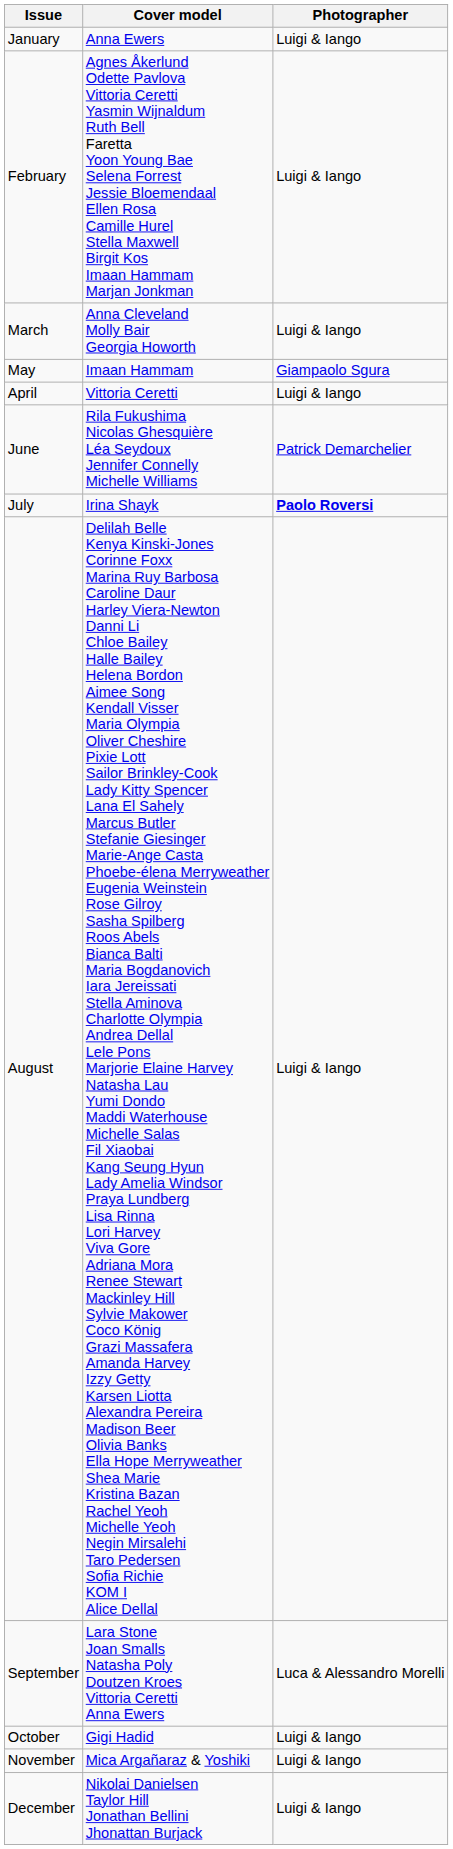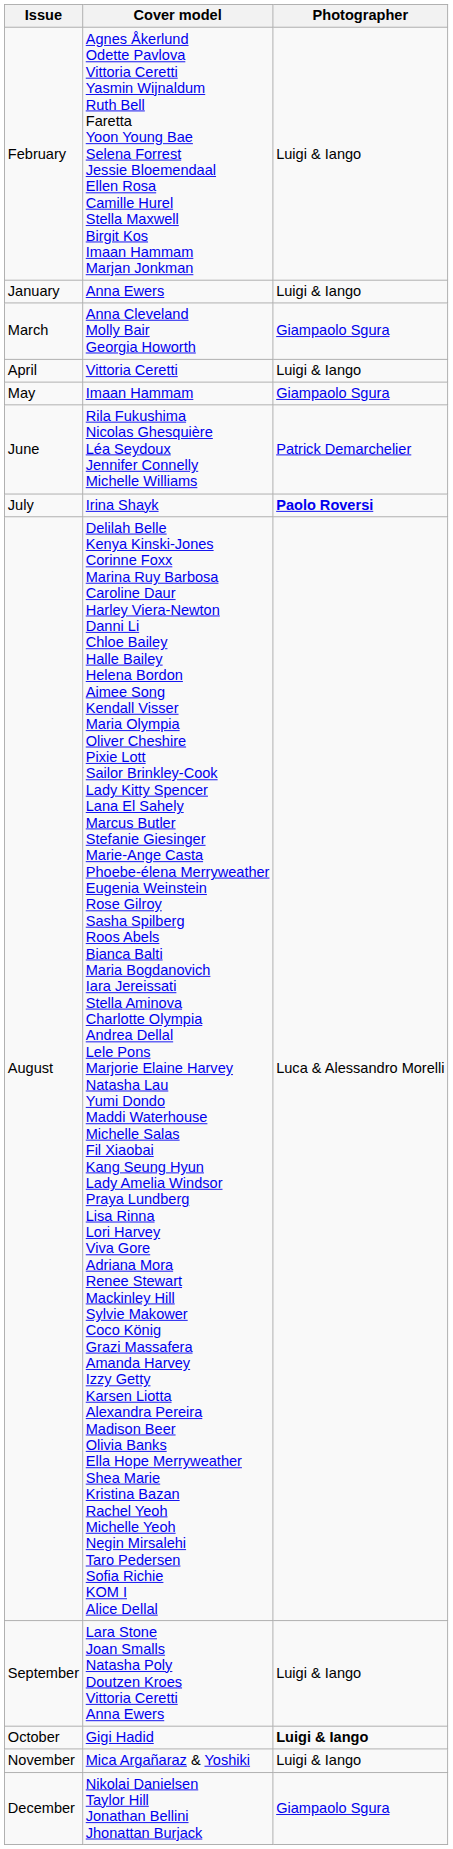rows swapped: (34, 39) <-> (37, 176)
(319, 331) Luigi & Iango -> (333, 331) Giampaolo Sgura
rows swapped: (22, 393) <-> (22, 370)
(319, 1068) Luigi & Iango -> (360, 1068) Luca & Alessandro Morelli
(360, 1673) Luca & Alessandro Morelli -> (319, 1673) Luigi & Iango
(319, 1737) normal -> (322, 1737) bold
(319, 1808) Luigi & Iango -> (333, 1808) Giampaolo Sgura
